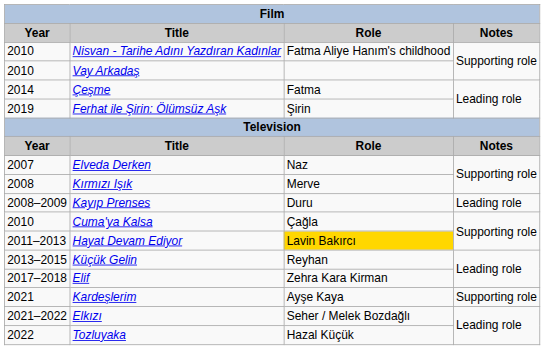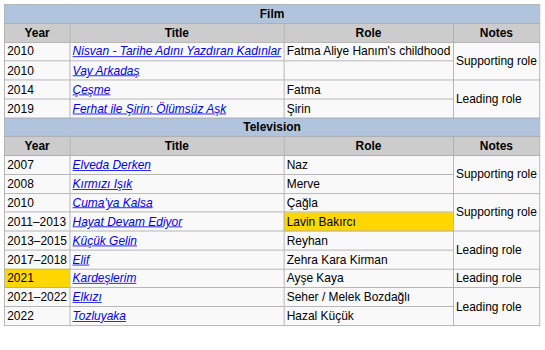- row: (111, 203)
(21, 297) no background -> (21, 279) gold background
(496, 297) Supporting role -> (489, 279) Leading role
